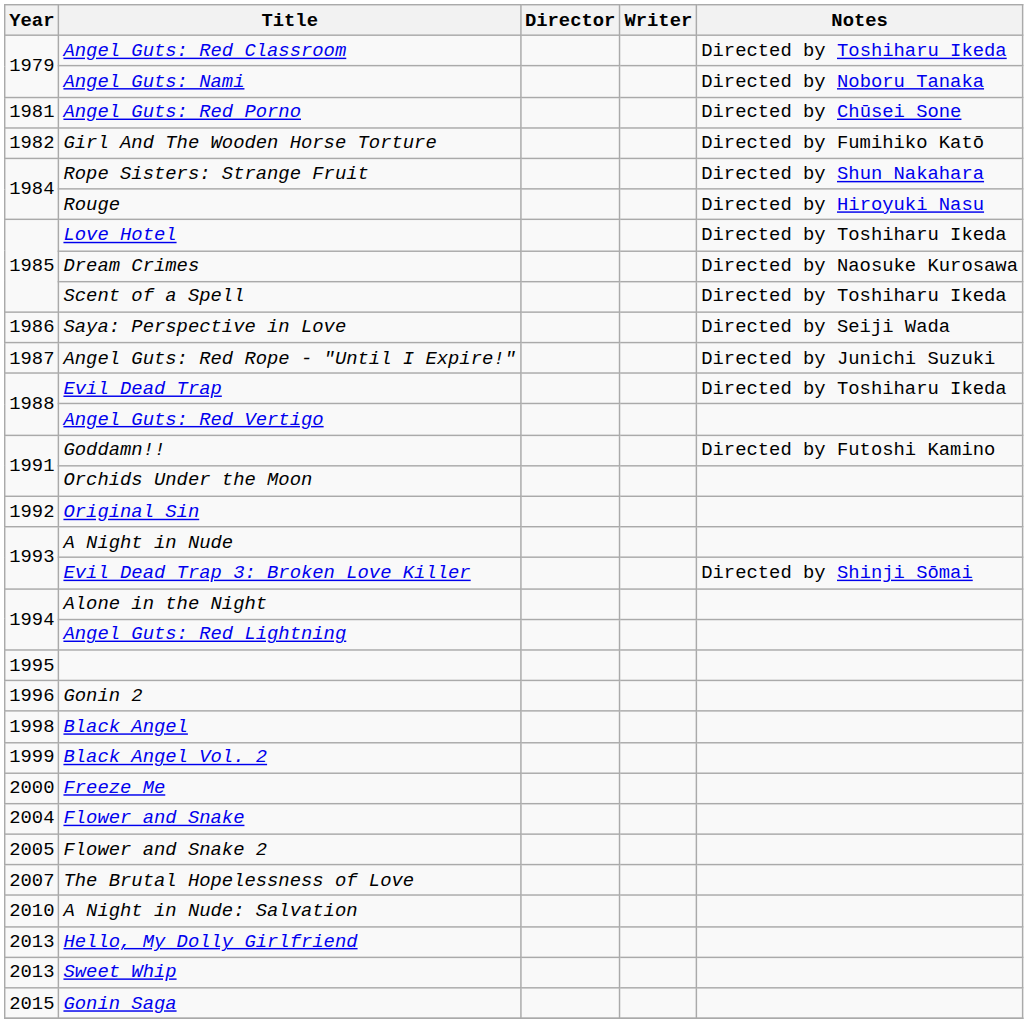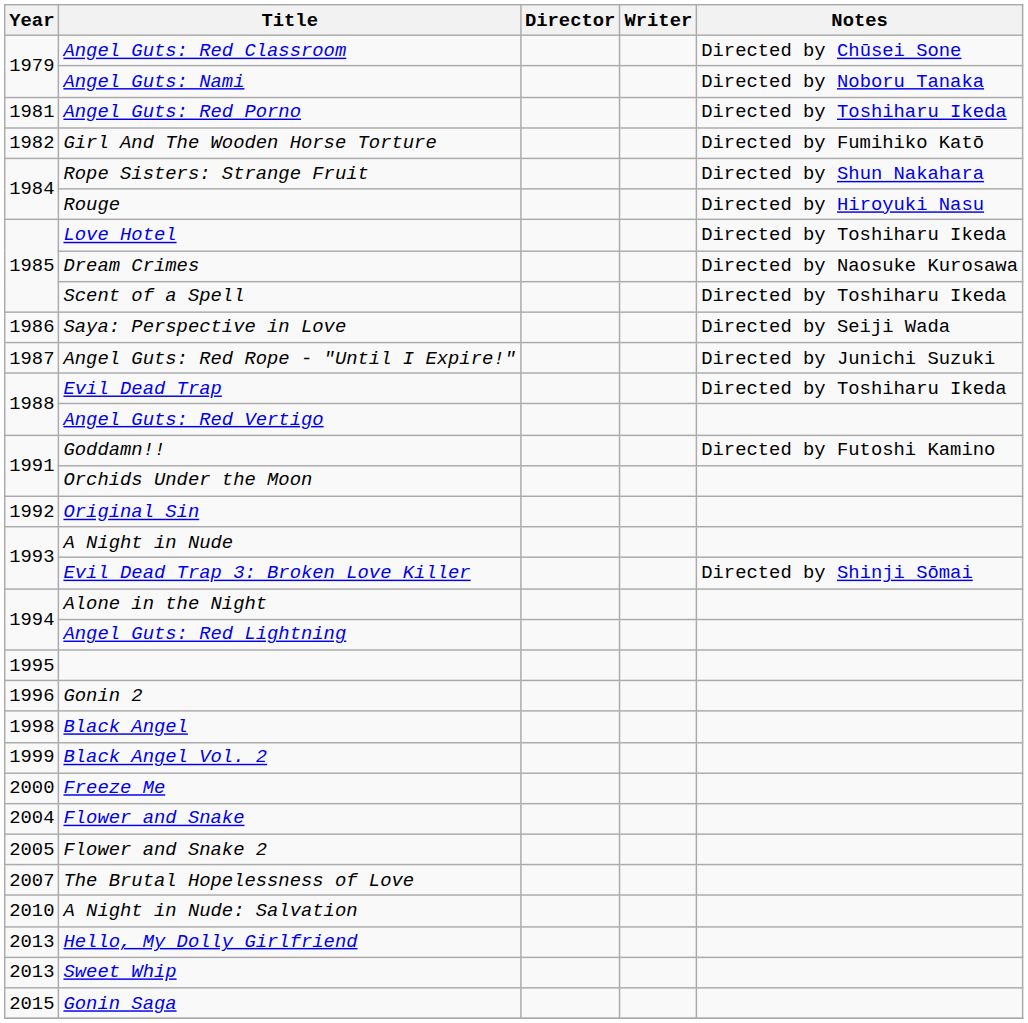(854, 51) Directed by Toshiharu Ikeda -> (831, 51) Directed by Chūsei Sone
(831, 112) Directed by Chūsei Sone -> (854, 112) Directed by Toshiharu Ikeda
